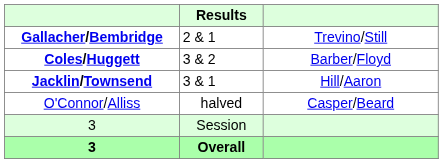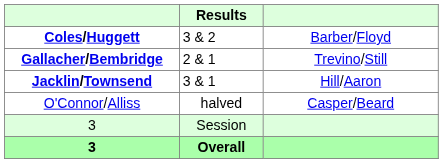rows swapped: (92, 59) <-> (92, 37)
